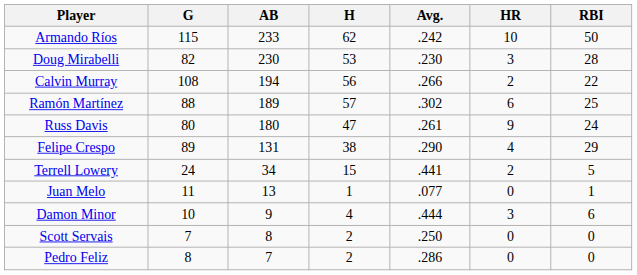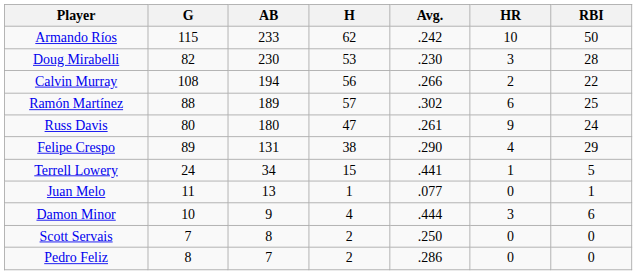(511, 170) 2 -> (511, 170) 1
